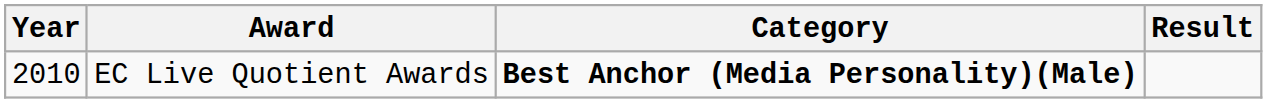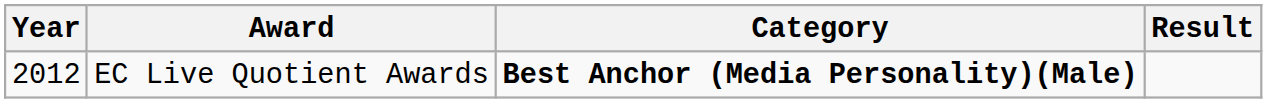(46, 75) 2010 -> (46, 75) 2012
